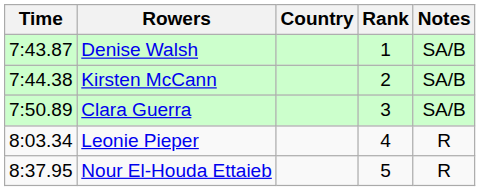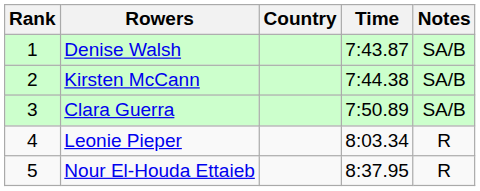columns swapped: (386, 19) <-> (41, 19)
